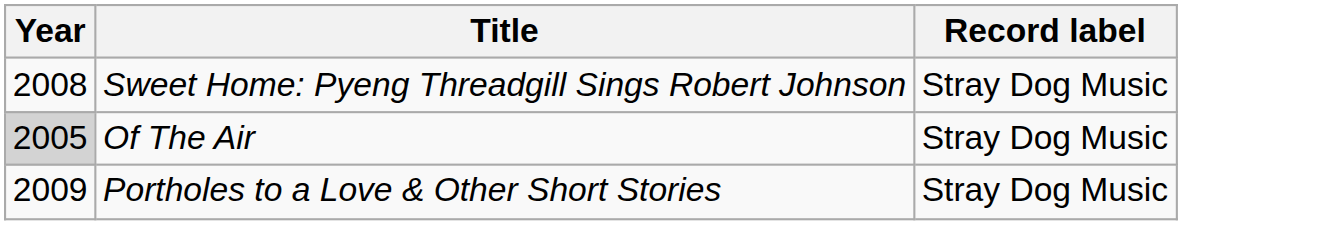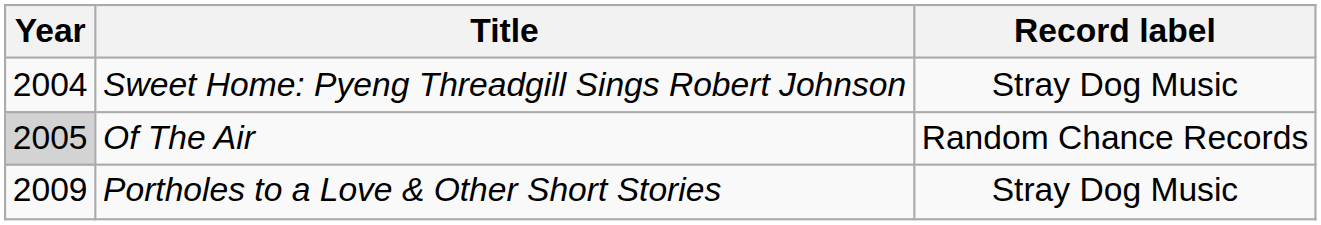(50, 84) 2008 -> (50, 84) 2004
(1045, 137) Stray Dog Music -> (1115, 137) Random Chance Records
